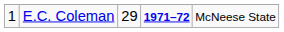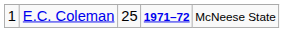(129, 16) 29 -> (129, 16) 25
